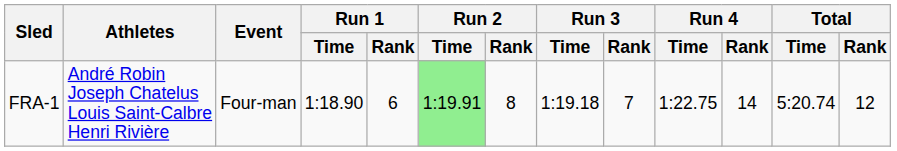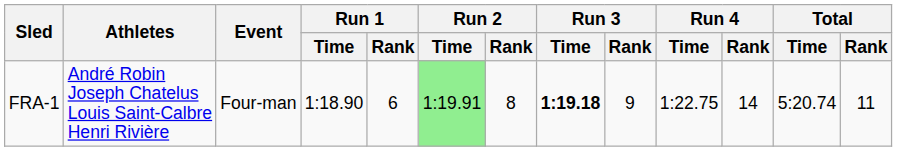(570, 104) normal -> (570, 104) bold
(629, 104) 7 -> (630, 104) 9
(865, 104) 12 -> (866, 104) 11
